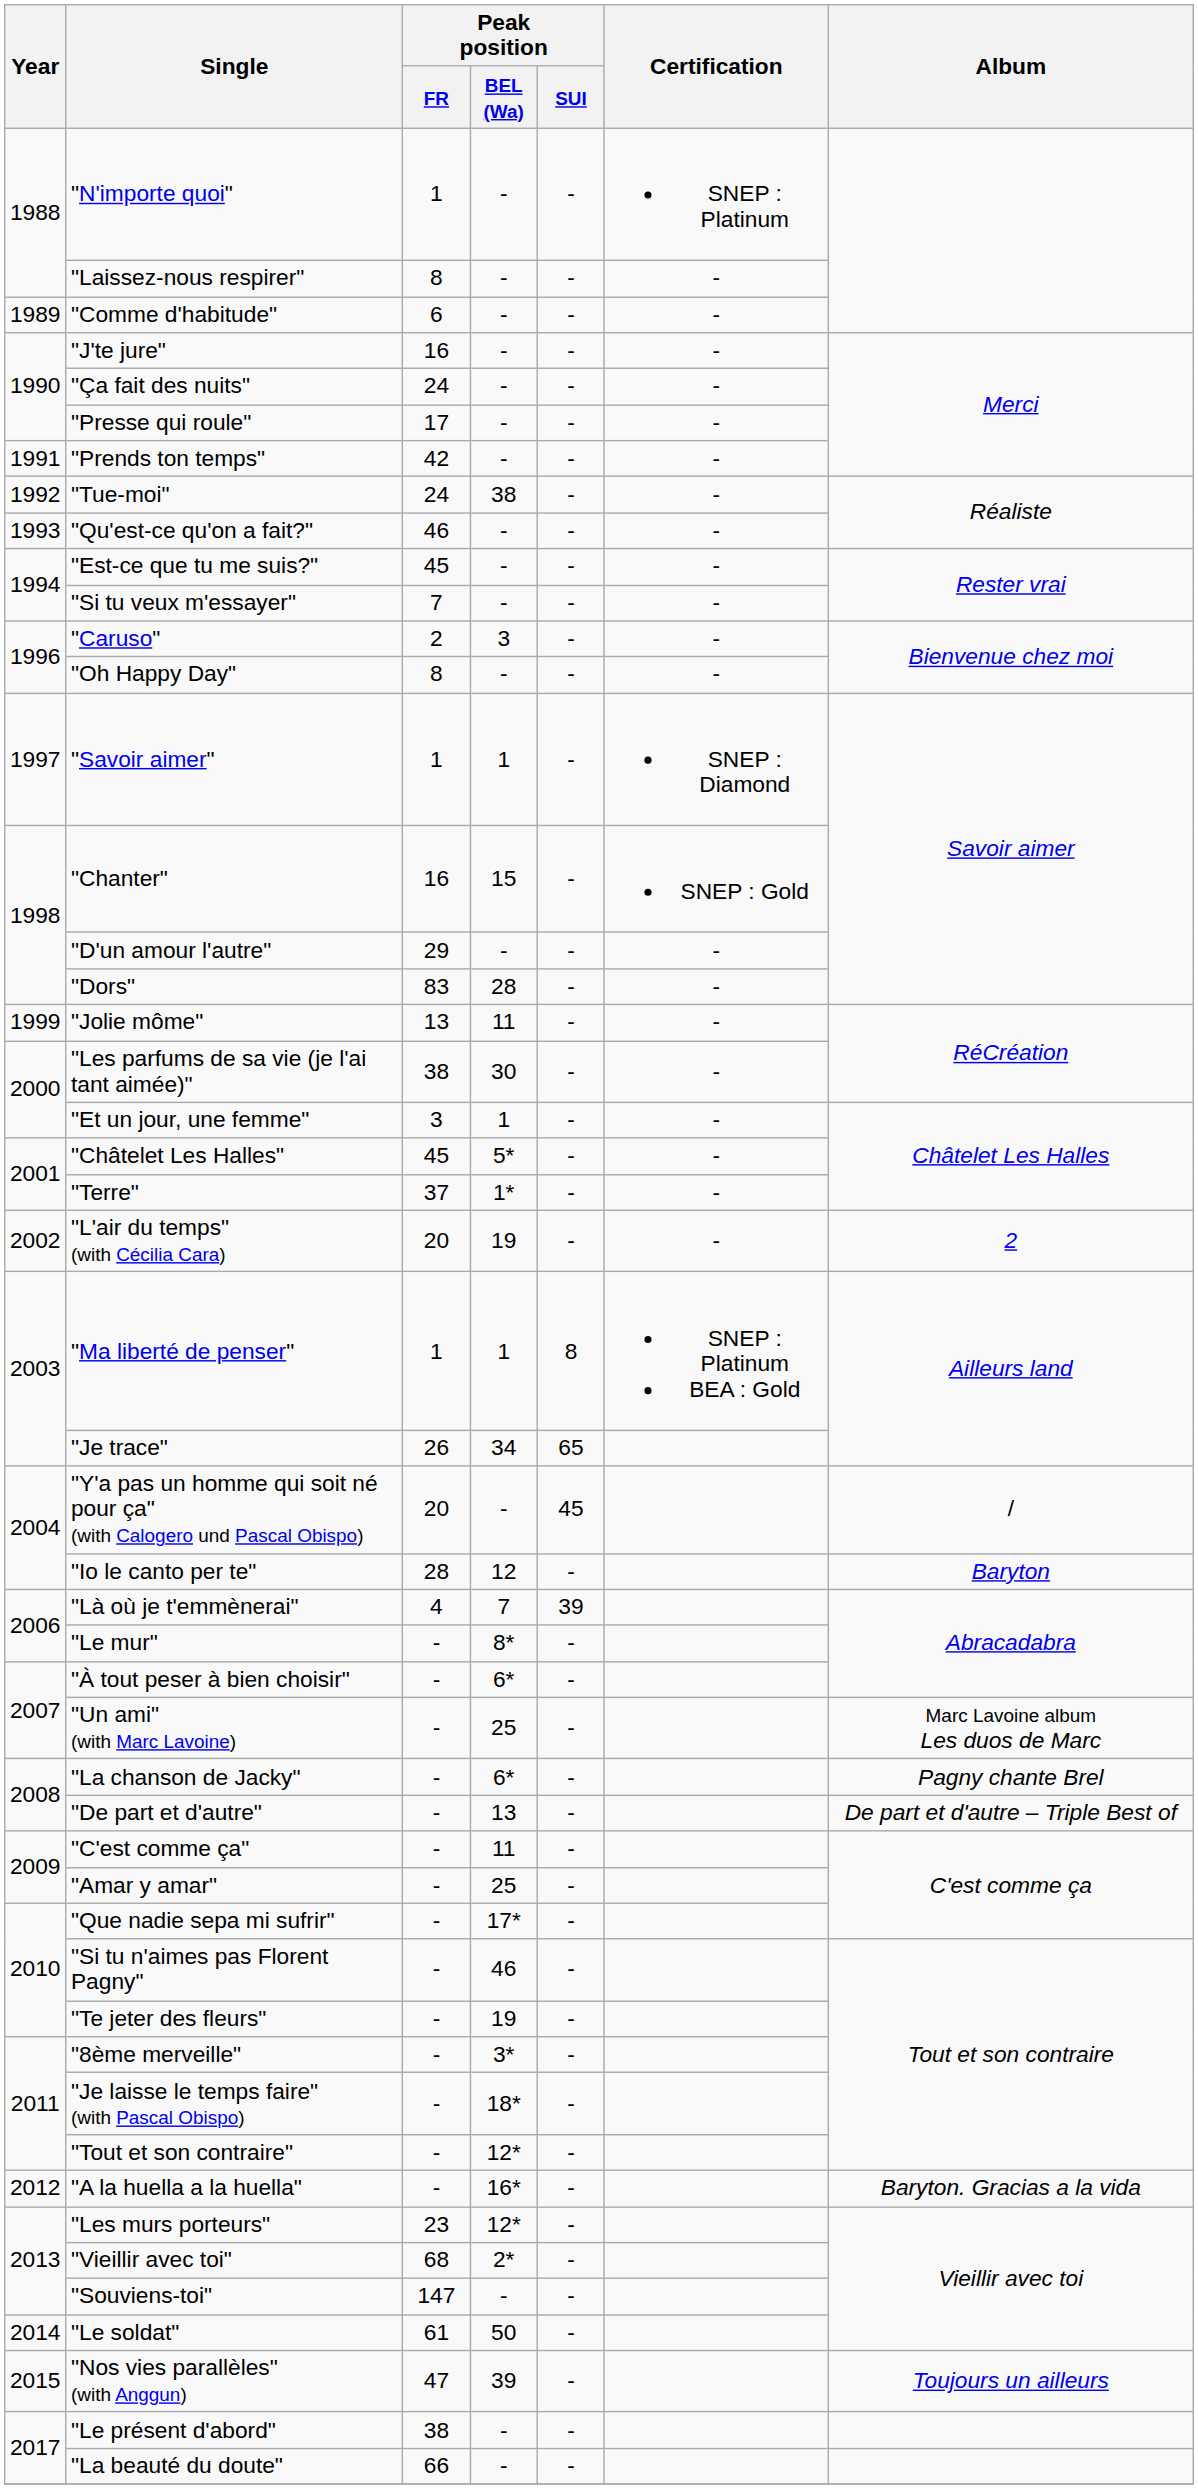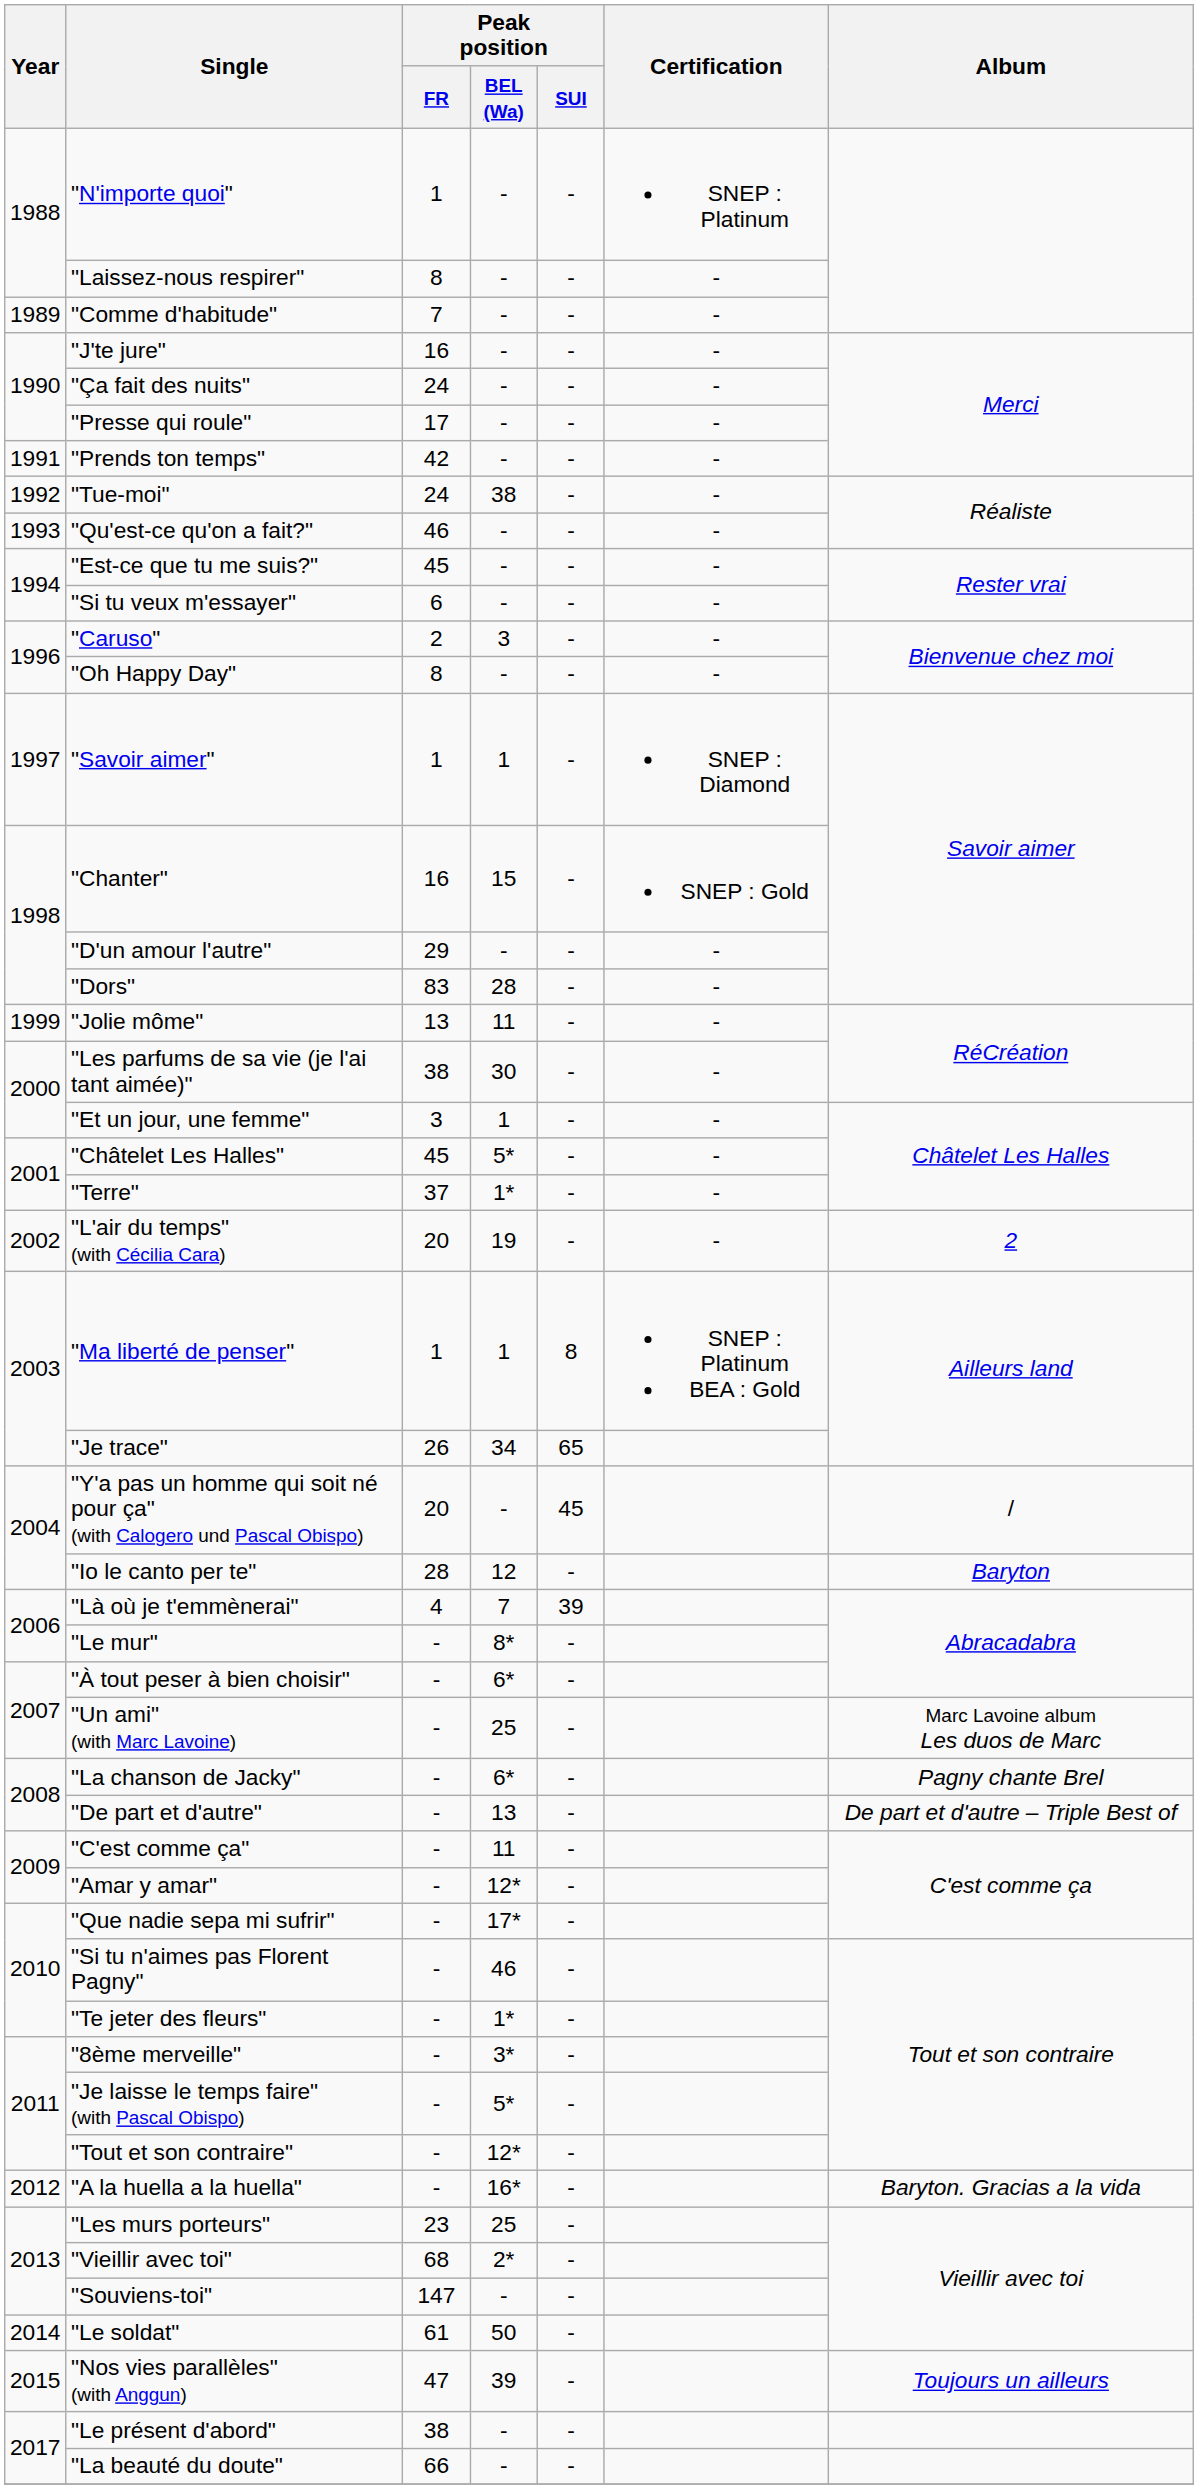(436, 314) 6 -> (436, 314) 7
(436, 602) 7 -> (436, 602) 6
(504, 1884) 25 -> (504, 1884) 12*
(504, 2018) 19 -> (504, 2018) 1*
(504, 2103) 18* -> (504, 2103) 5*
(504, 2224) 12* -> (504, 2224) 25
